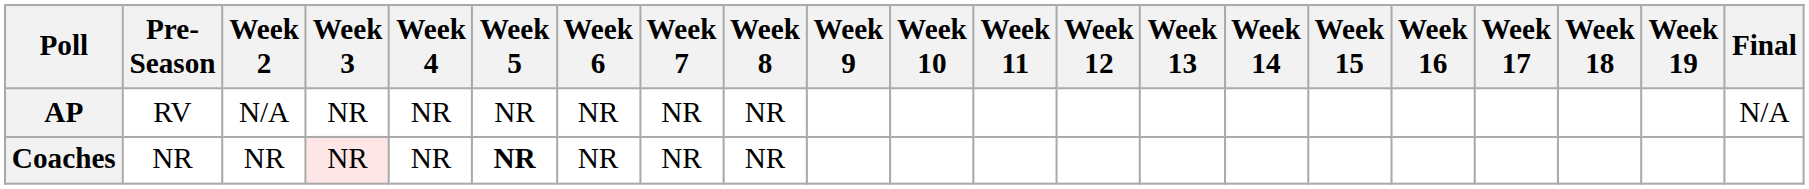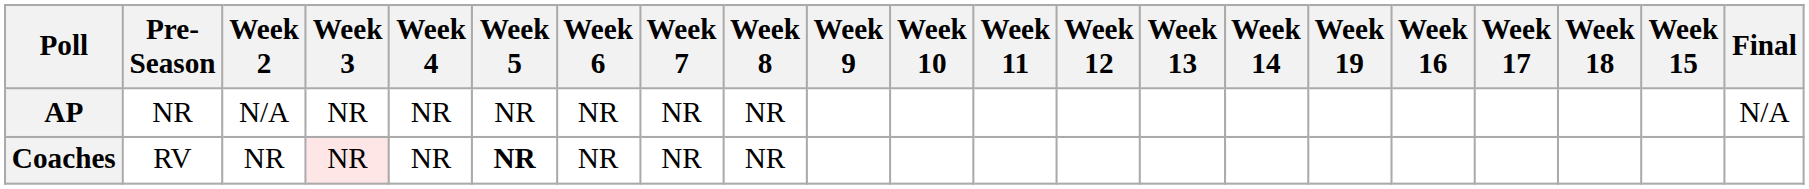columns swapped: (1349, 46) <-> (1683, 46)
(172, 111) RV -> (172, 111) NR
(172, 159) NR -> (172, 159) RV
